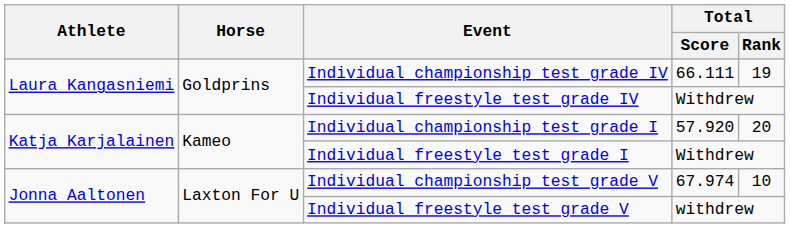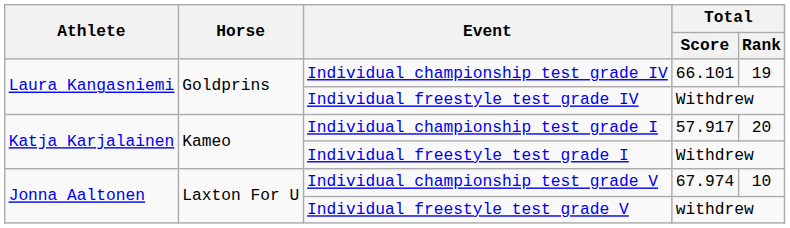(705, 73) 66.111 -> (705, 73) 66.101
(705, 127) 57.920 -> (705, 127) 57.917
